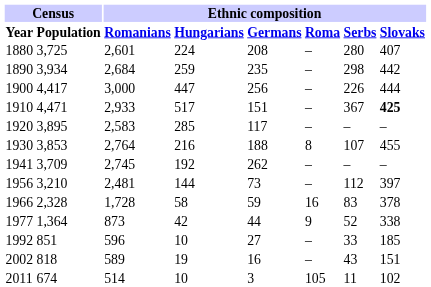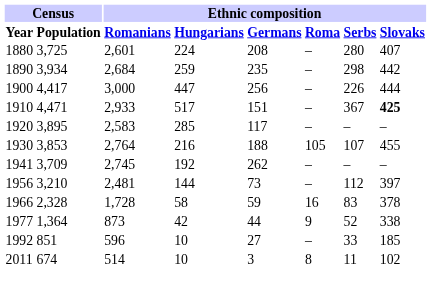(308, 145) 8 -> (315, 145) 105
- row: (19, 259)
(315, 278) 105 -> (308, 259) 8
